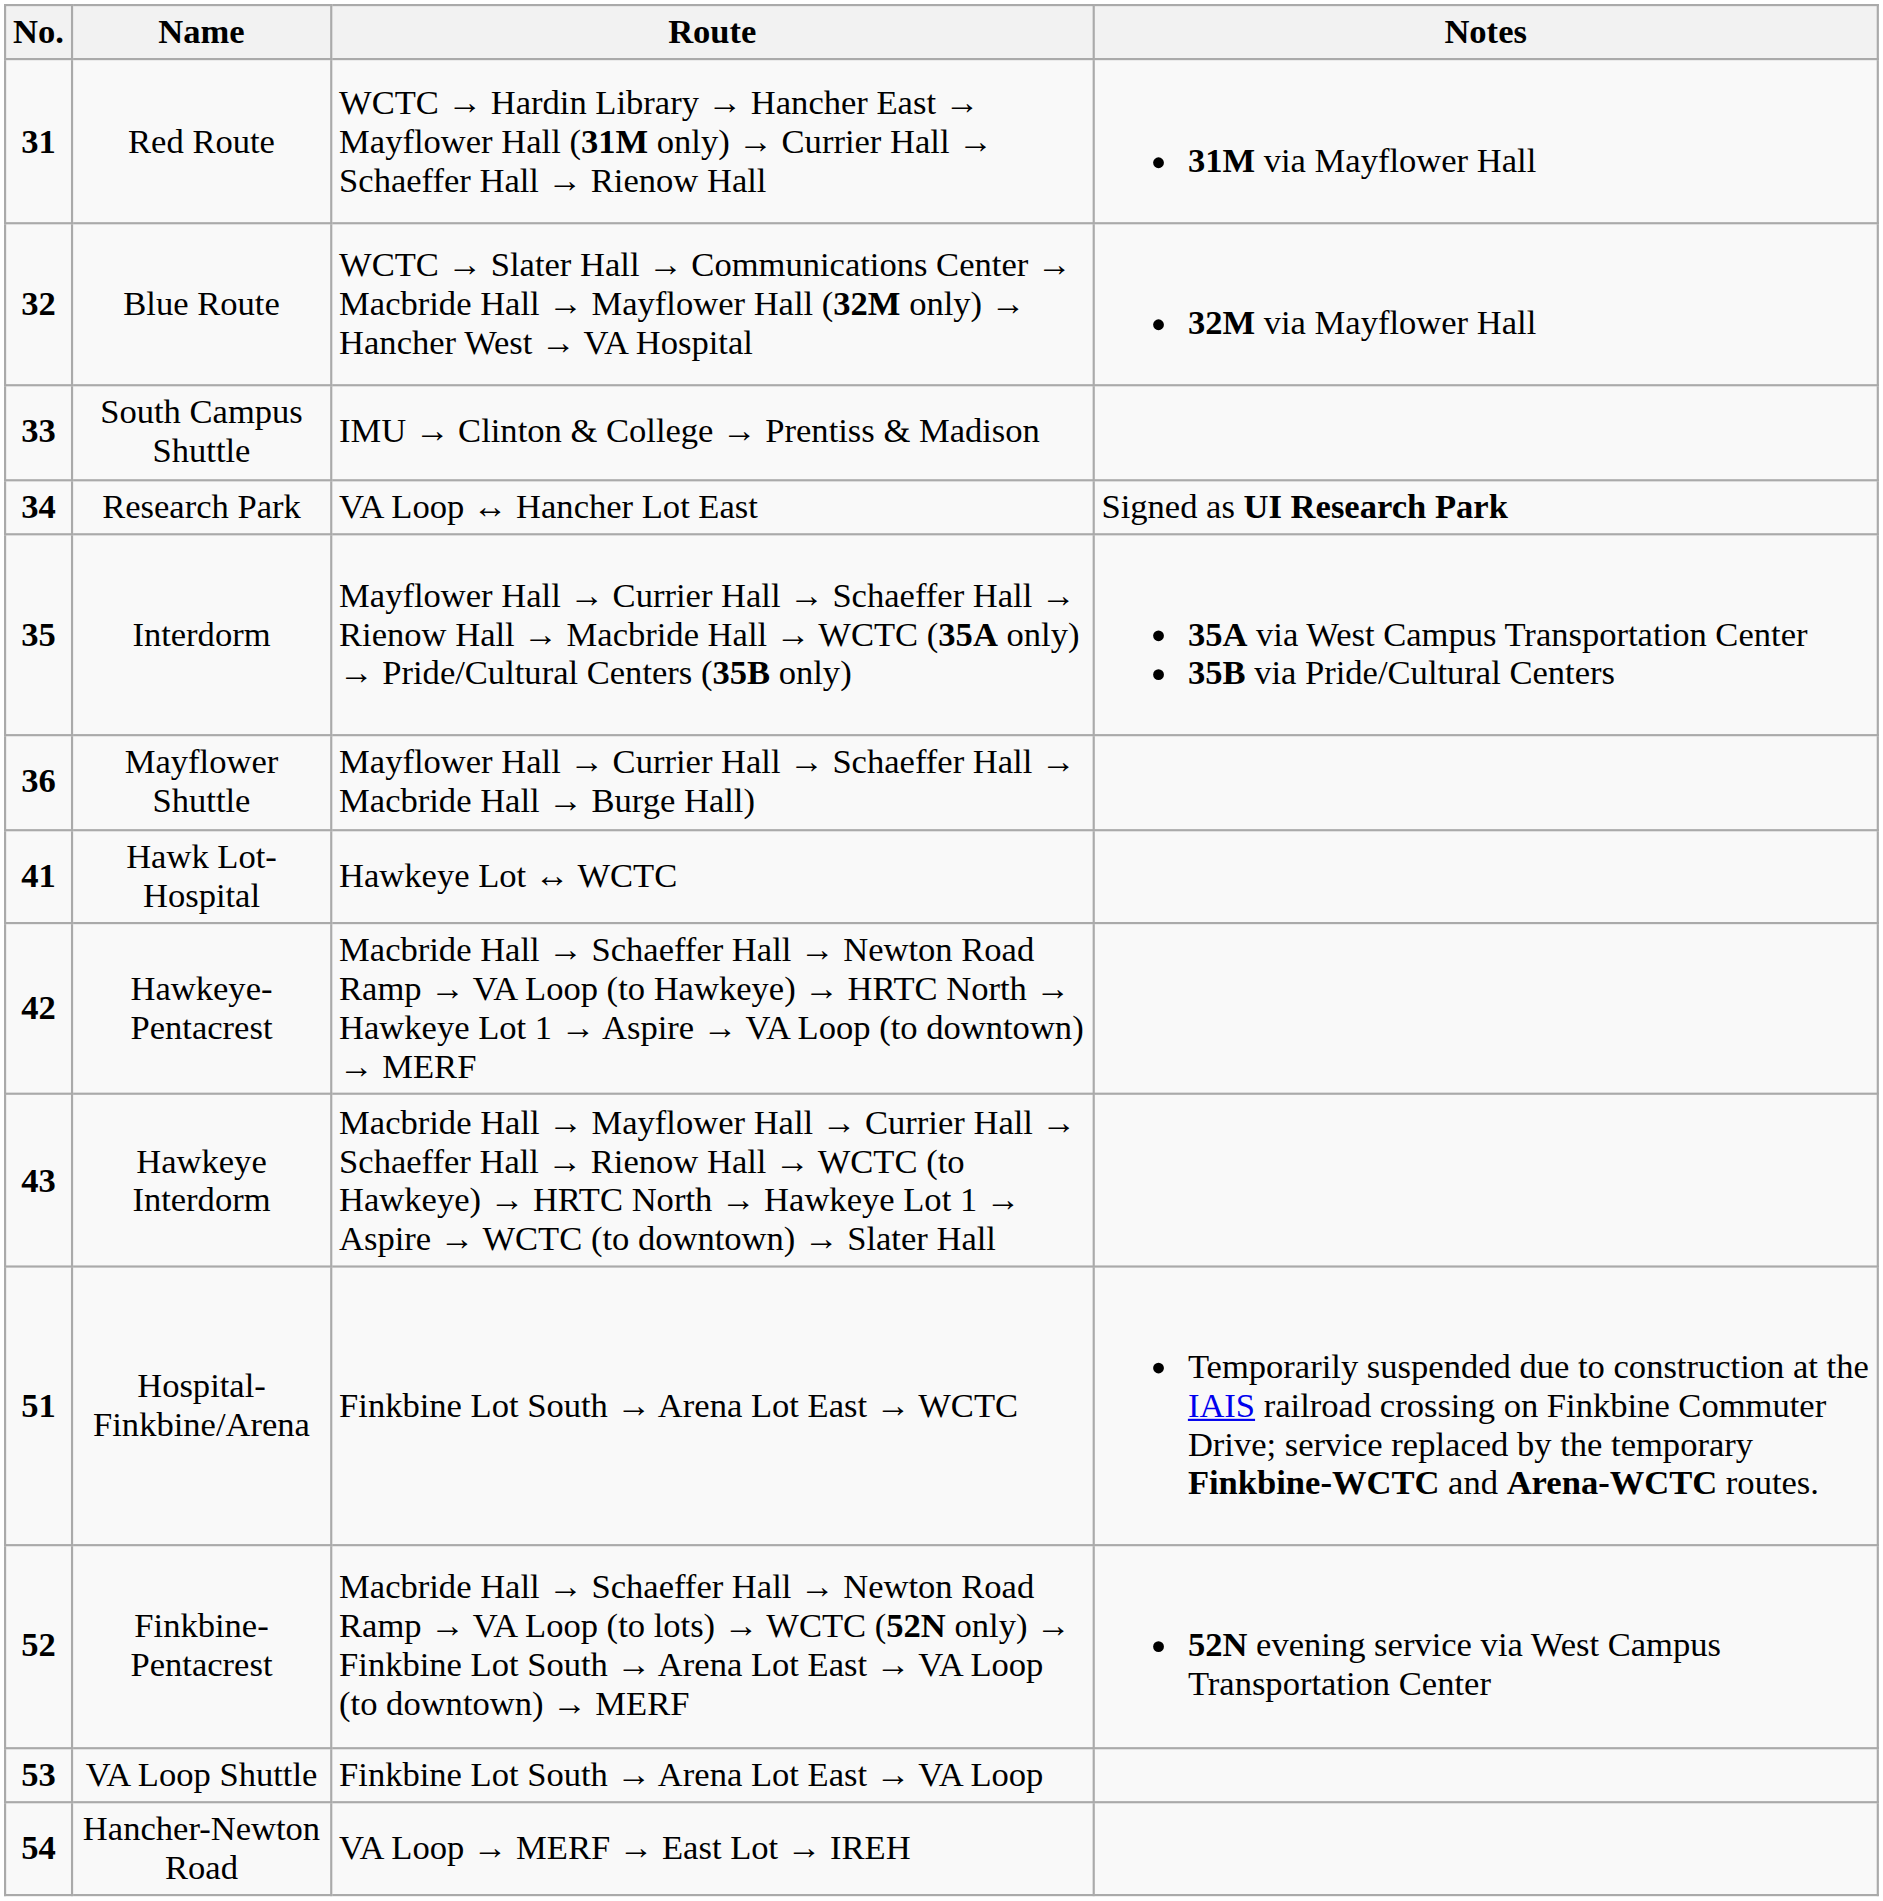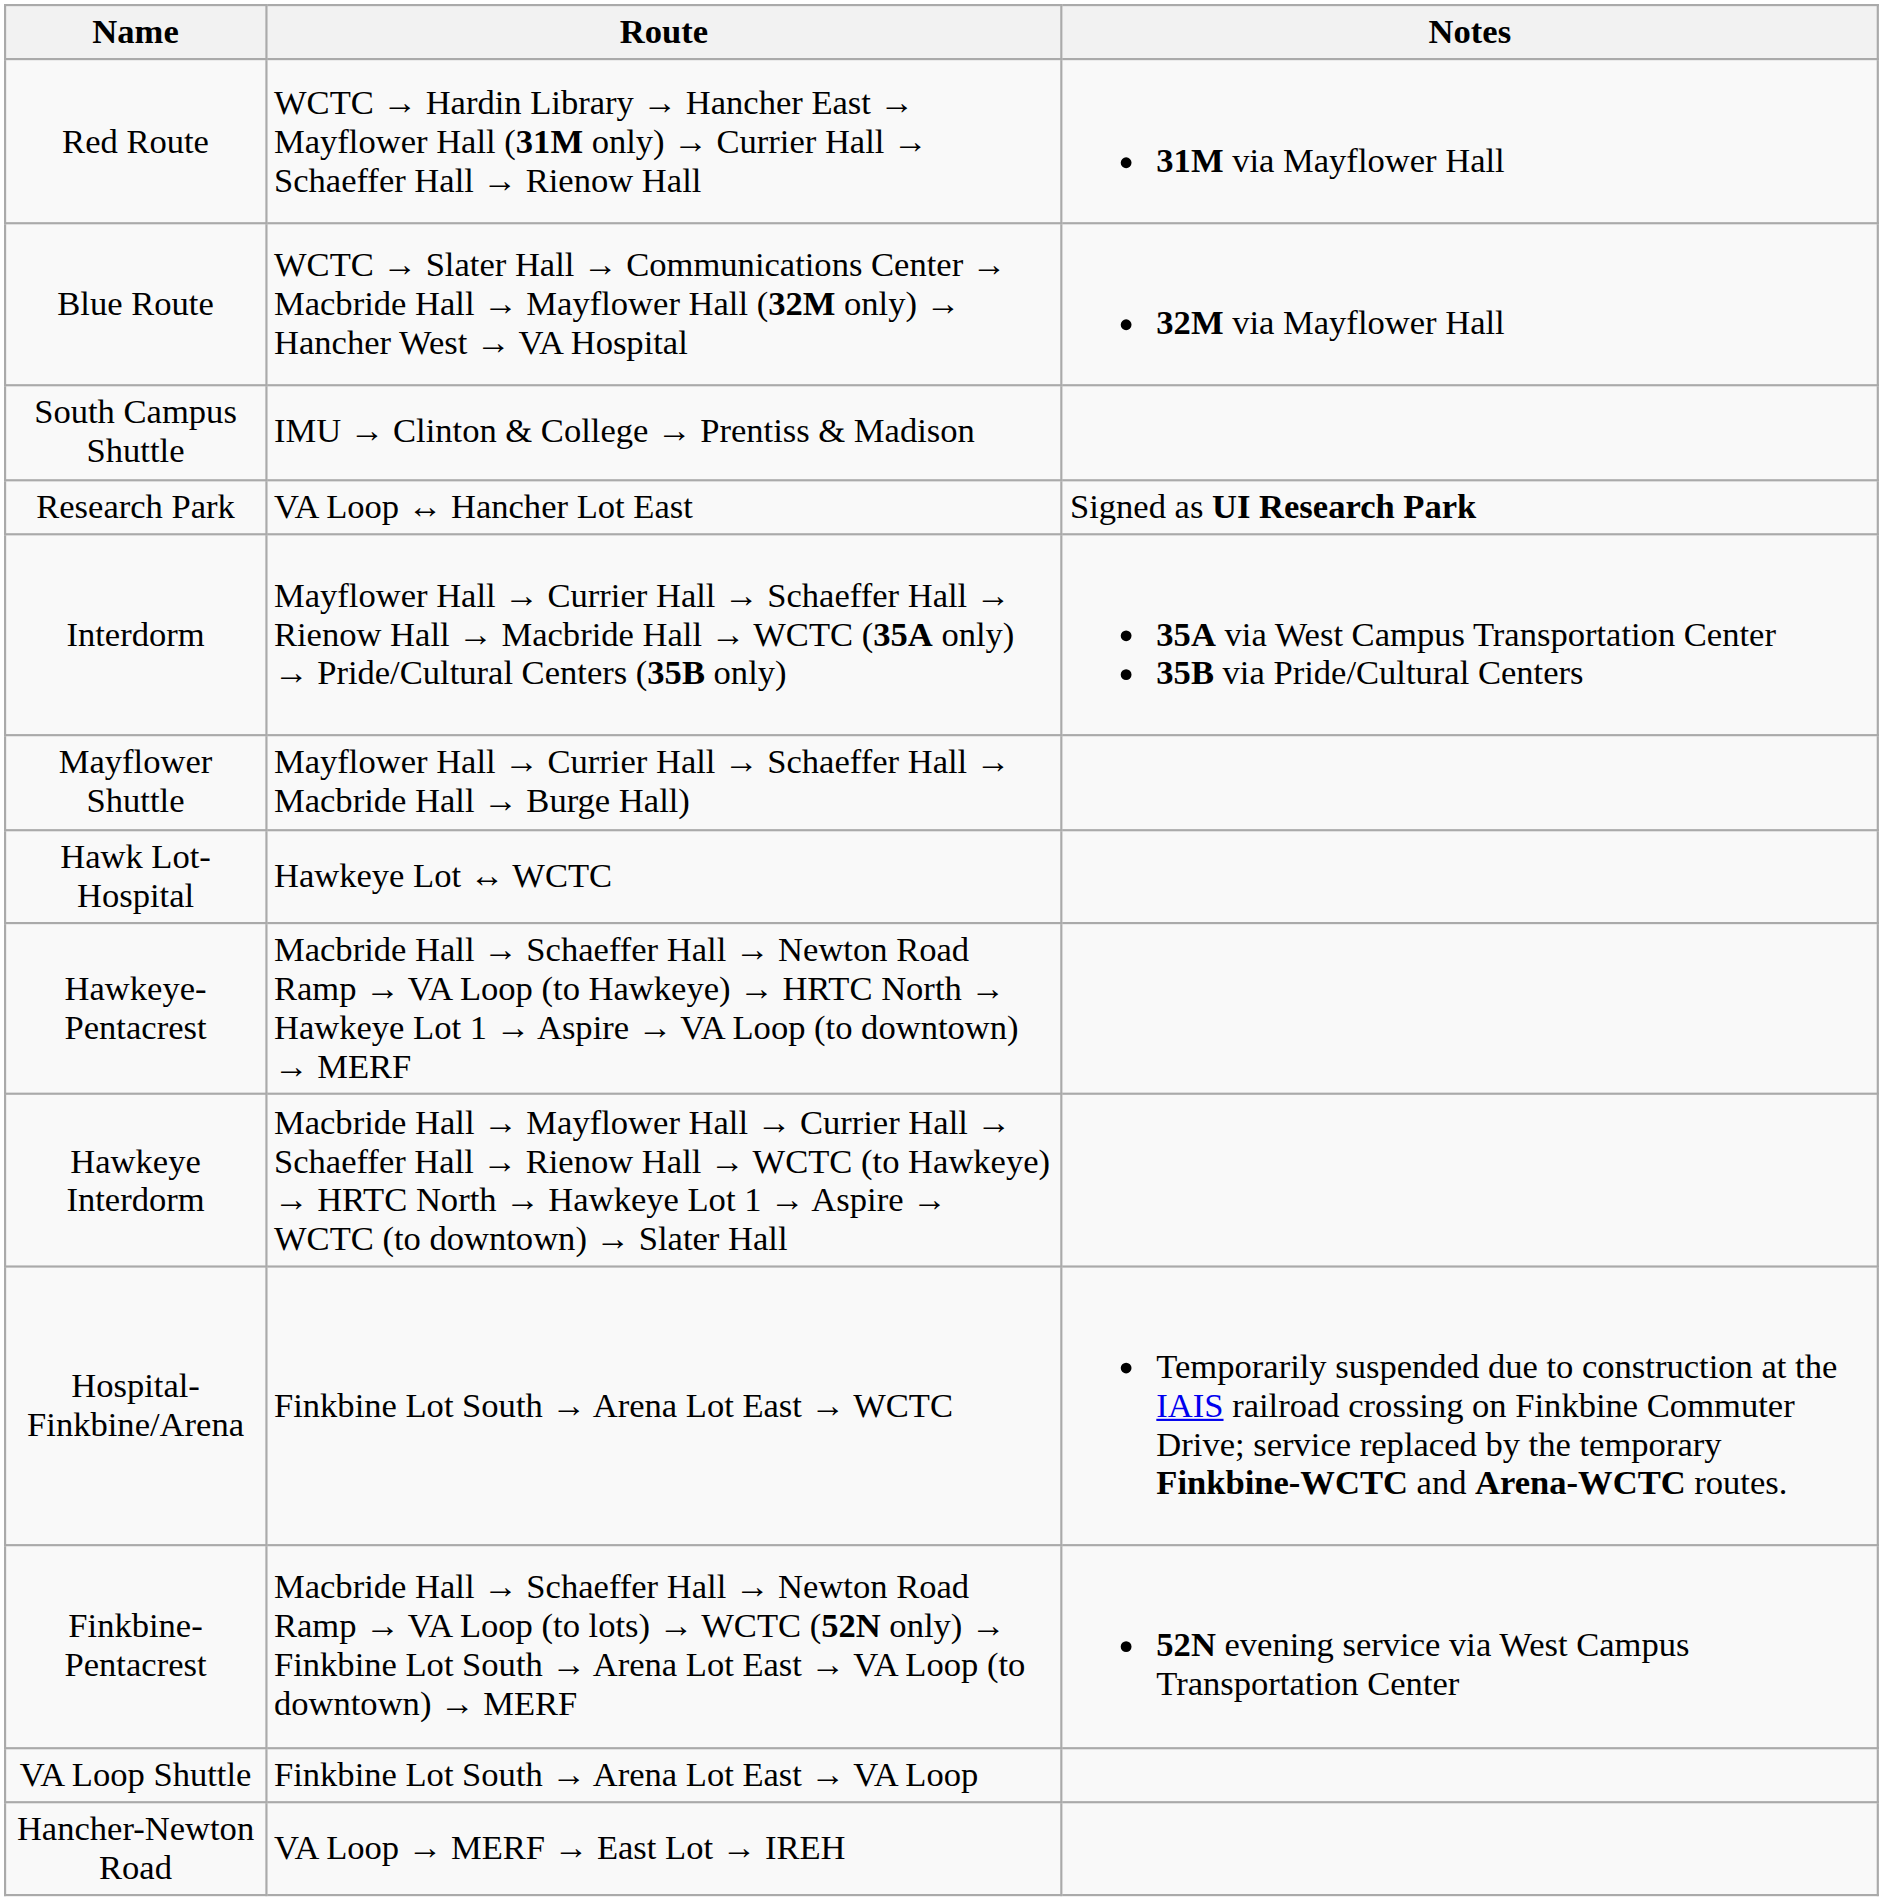- column: (38, 31)
